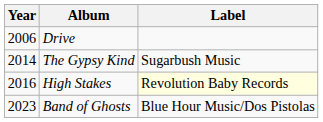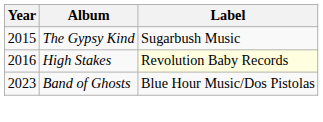- row: (59, 38)
(22, 60) 2014 -> (22, 38) 2015
